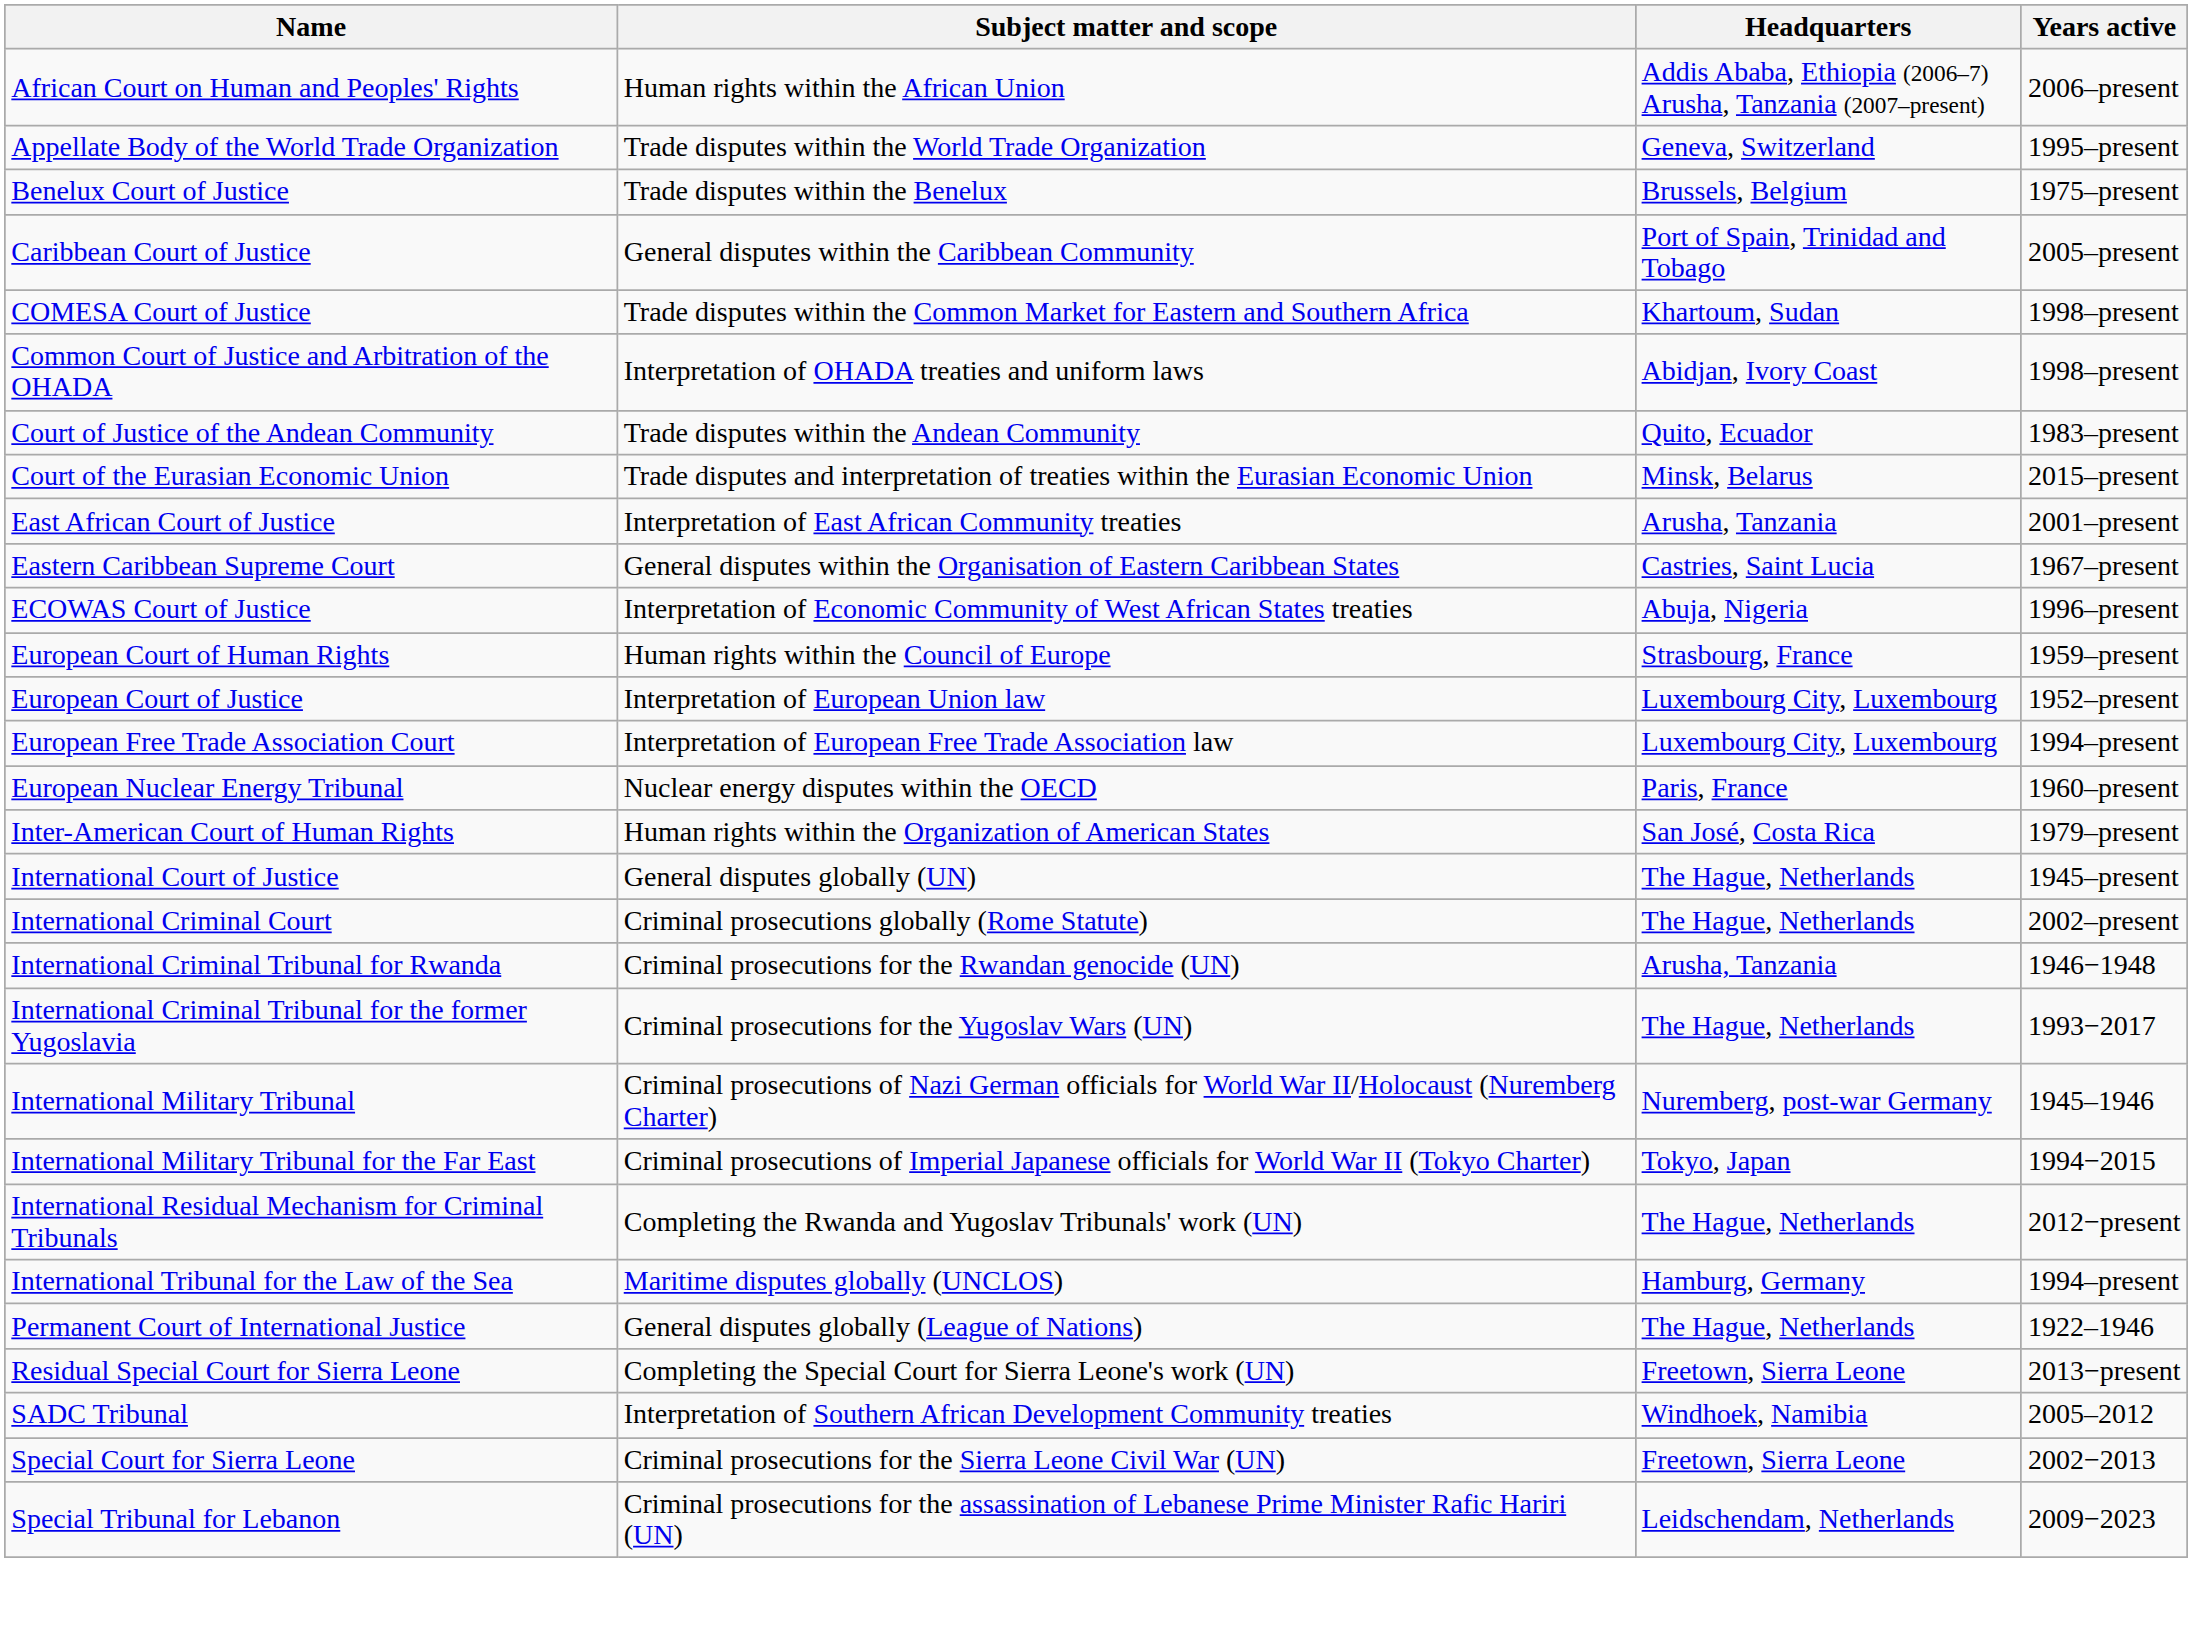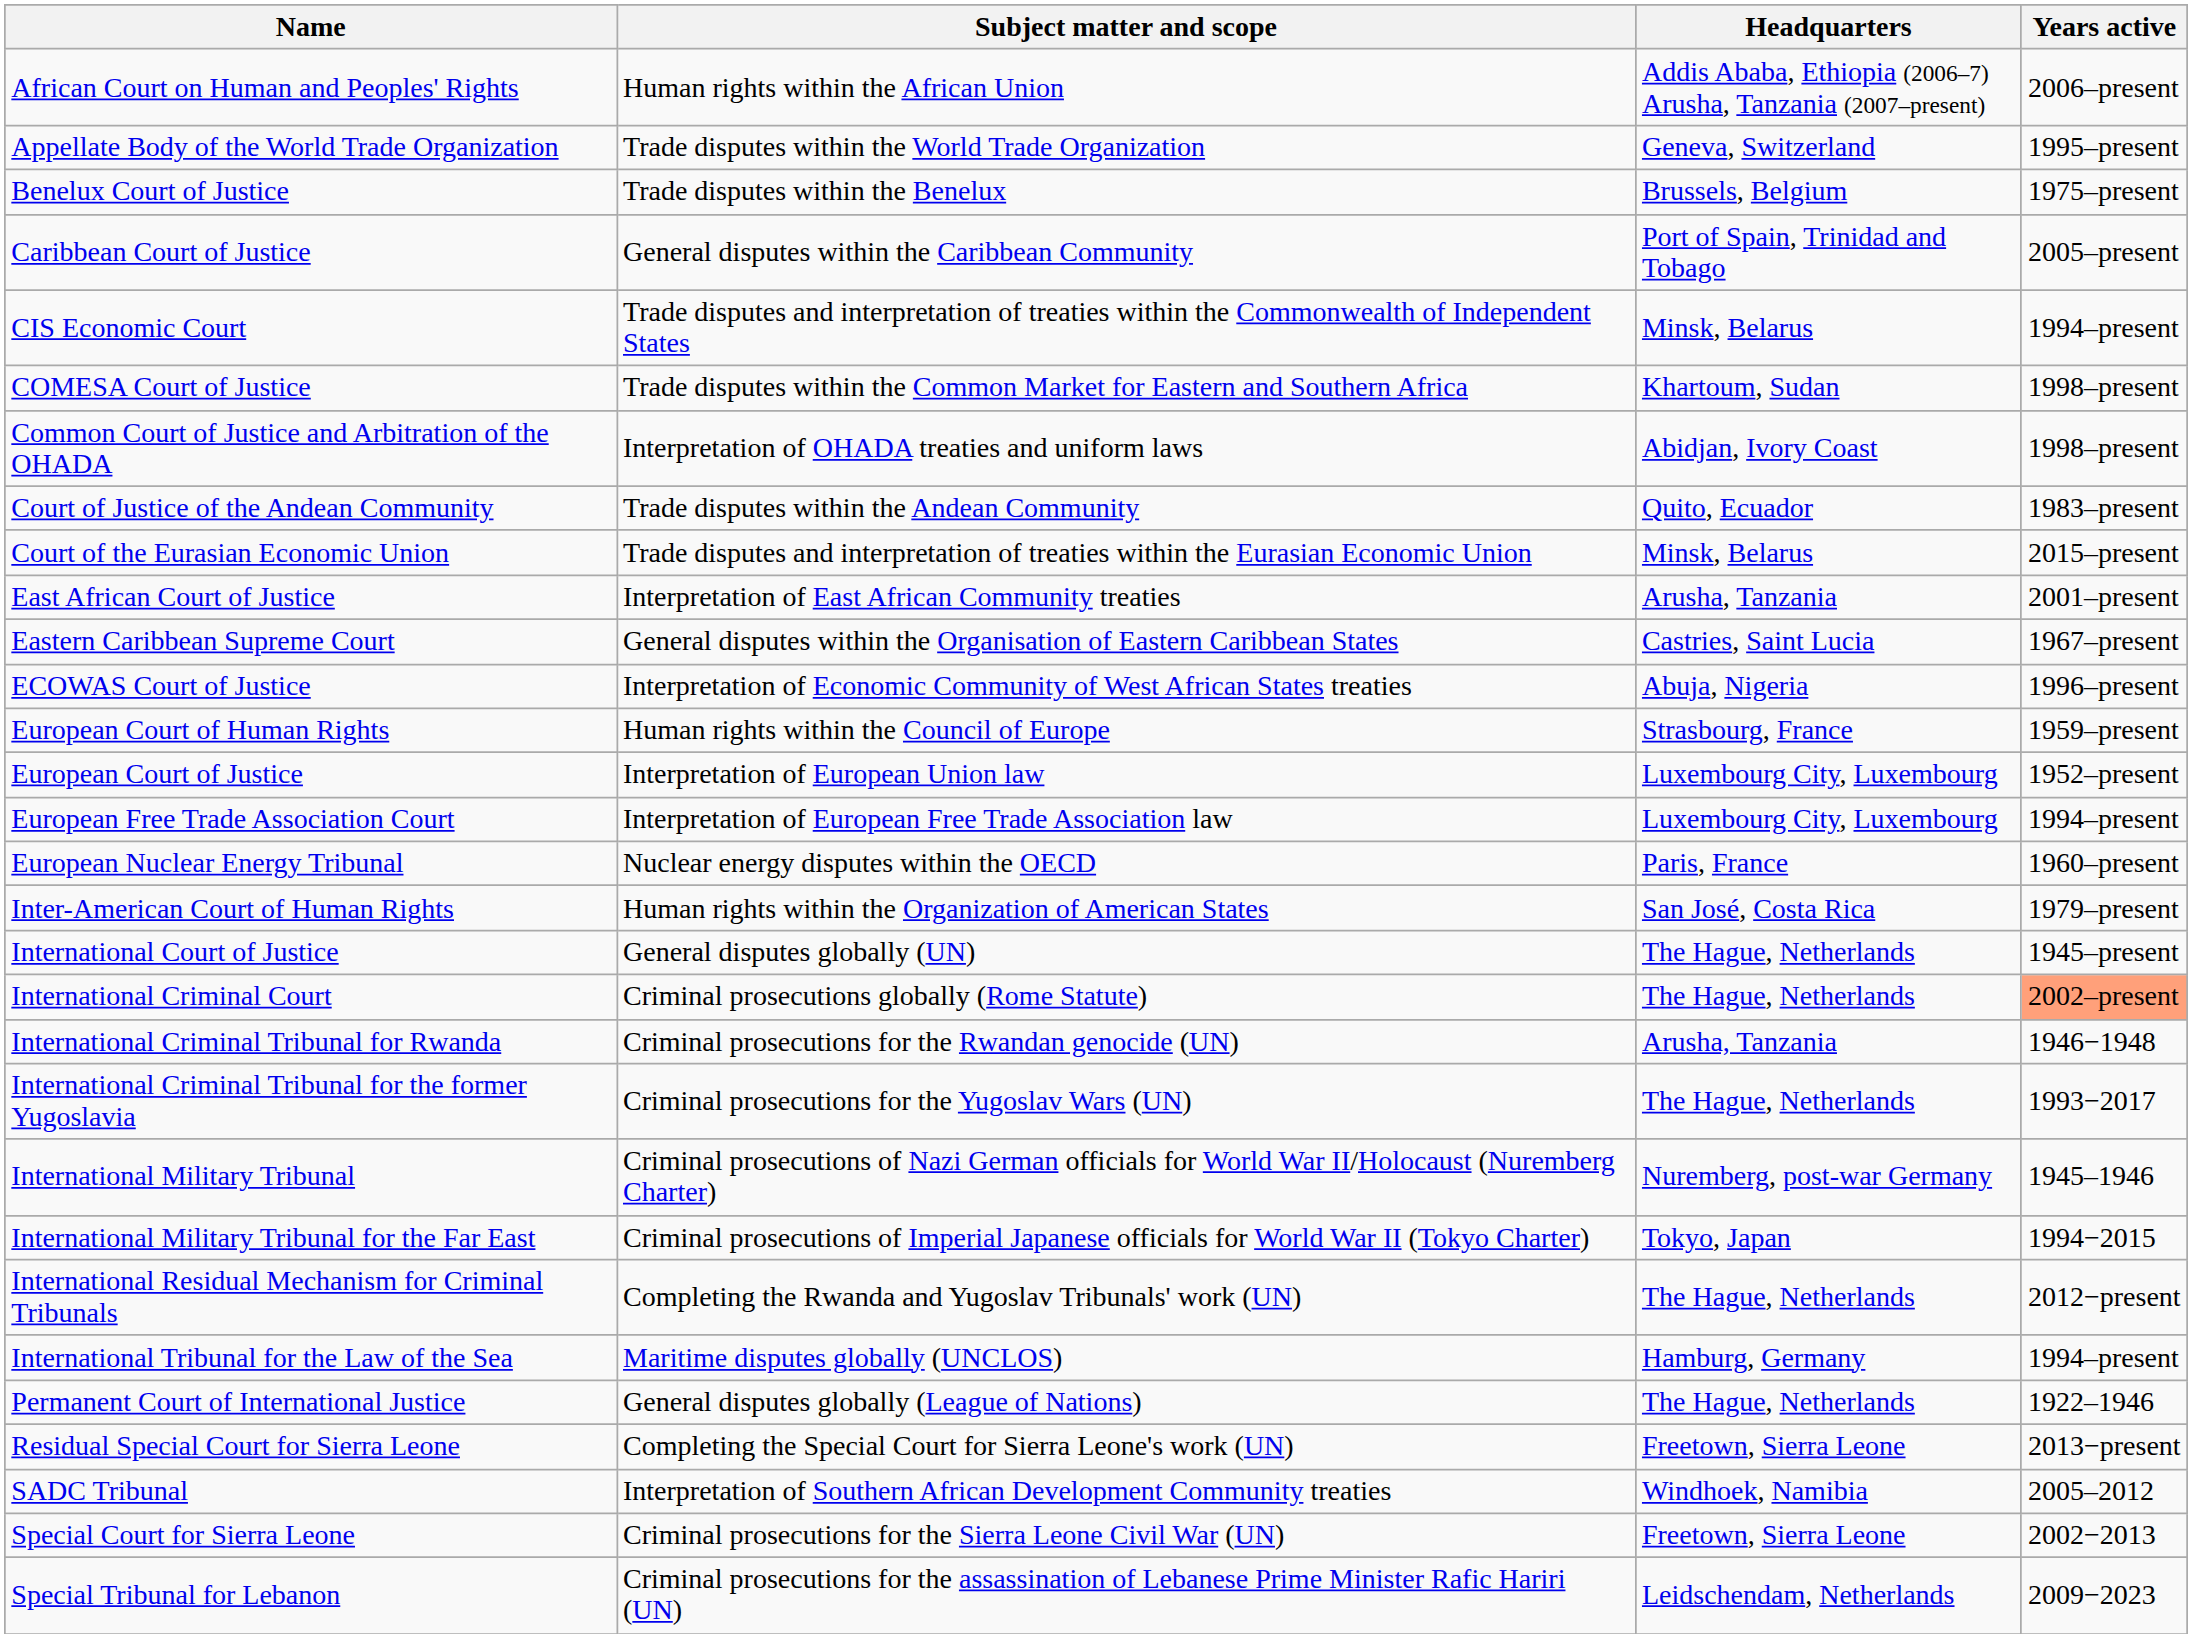+ row: (129, 327)
(2103, 920) no background -> (2103, 996) lightsalmon background
